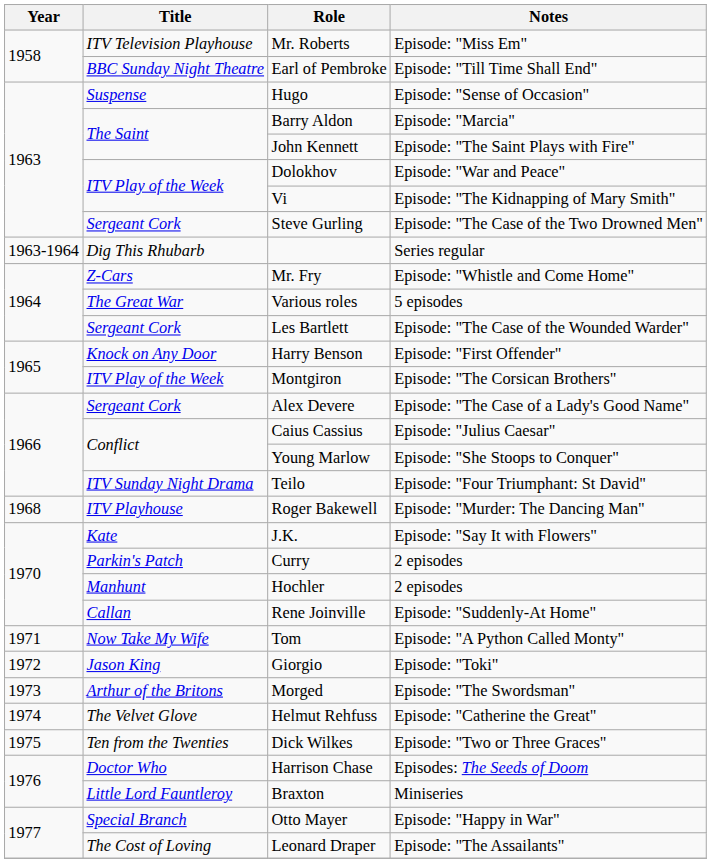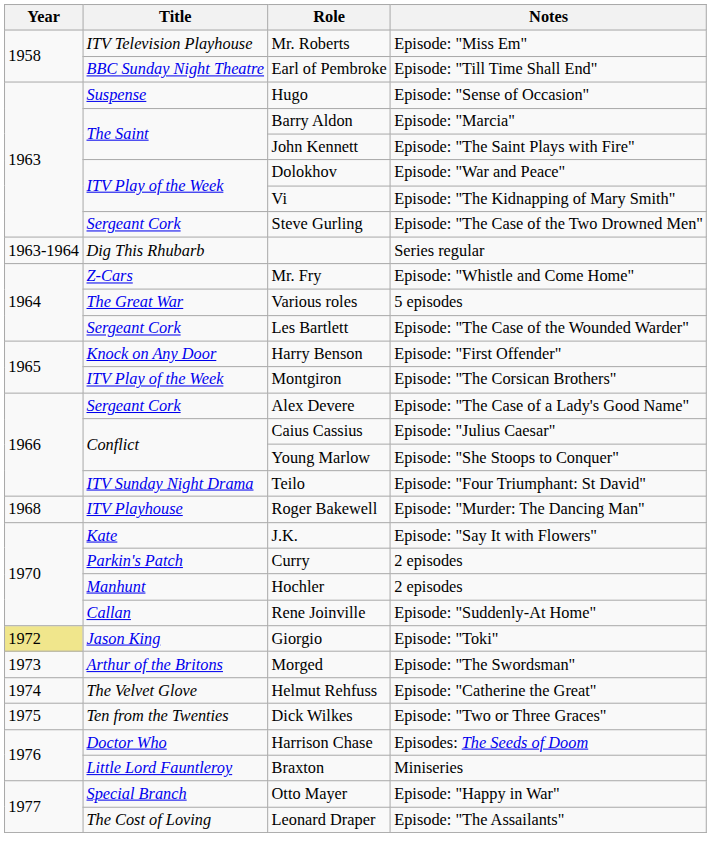- row: (286, 638)
(25, 664) no background -> (25, 638) khaki background
